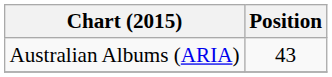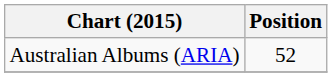(286, 54) 43 -> (286, 54) 52
